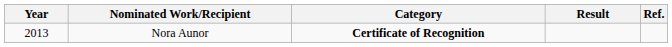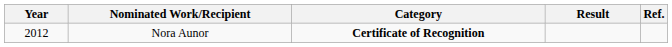(36, 33) 2013 -> (36, 33) 2012
